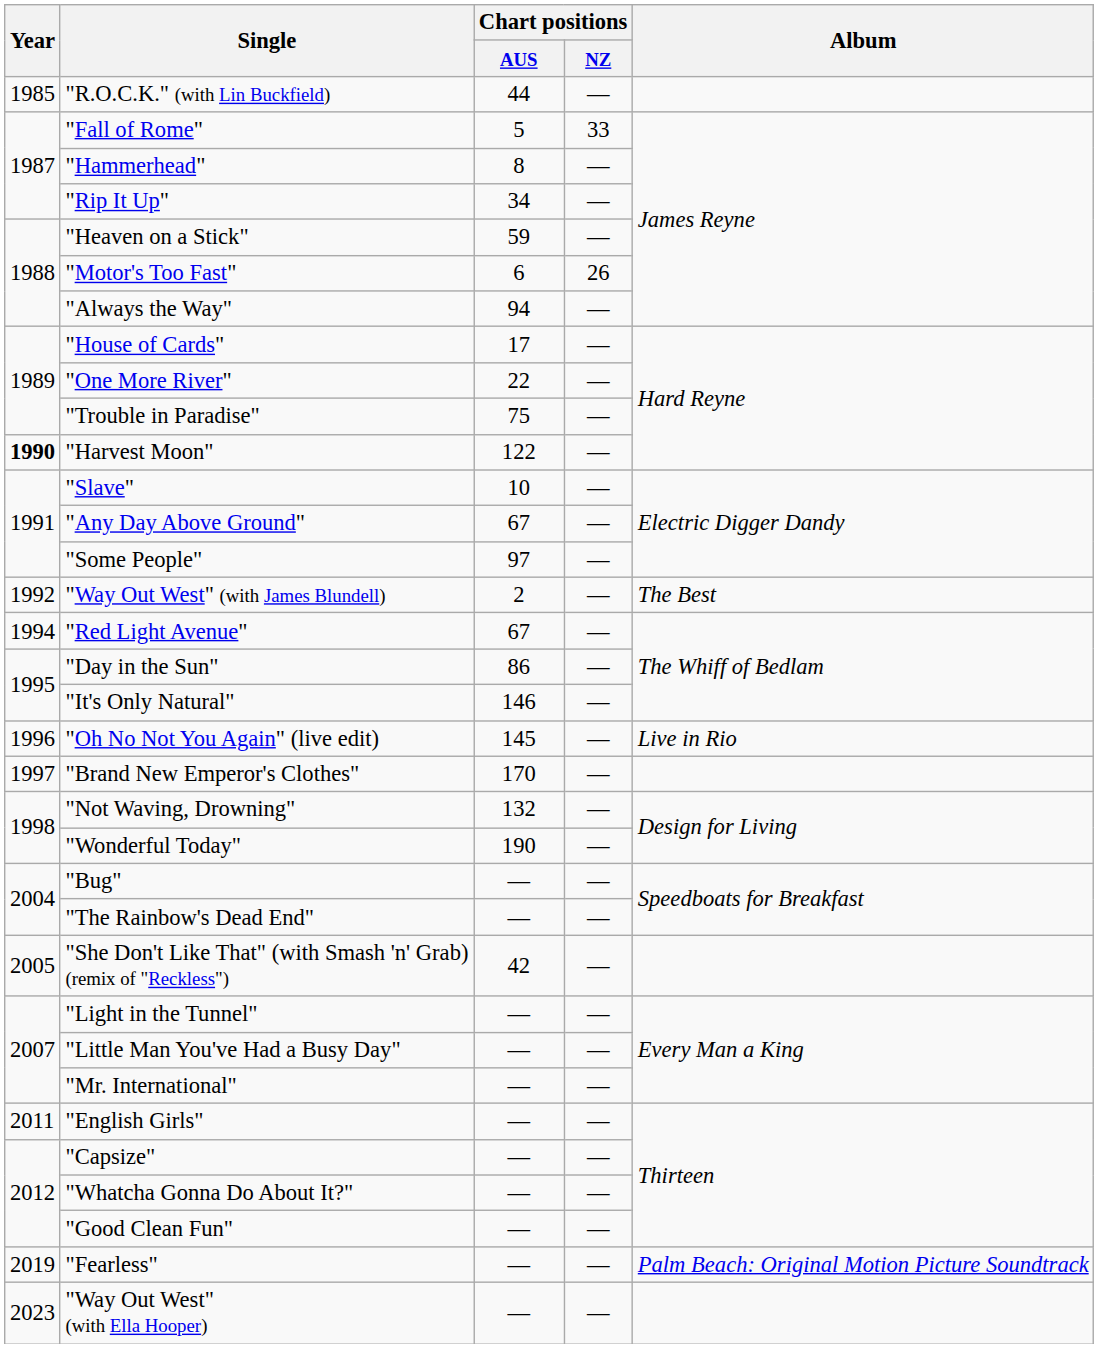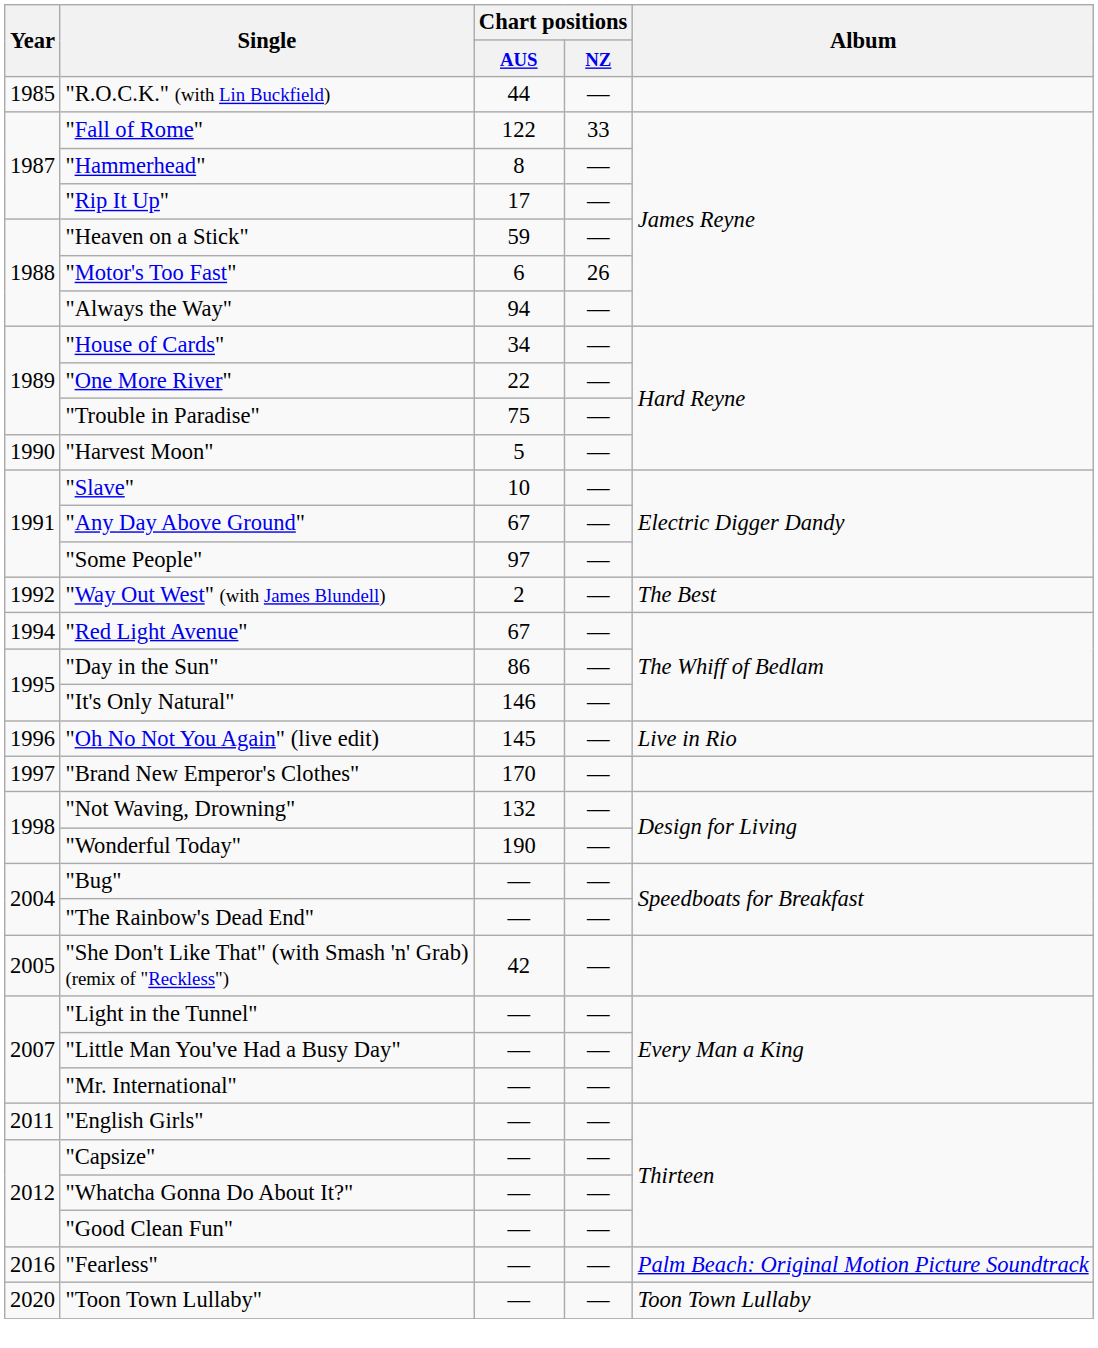(519, 129) 5 -> (519, 129) 122
(519, 201) 34 -> (519, 201) 17
(519, 344) 17 -> (519, 344) 34
(32, 451) bold -> (32, 451) normal
(519, 451) 122 -> (519, 451) 5
(32, 1264) 2019 -> (32, 1264) 2016
+ row: (164, 1300)
- row: (140, 1312)
